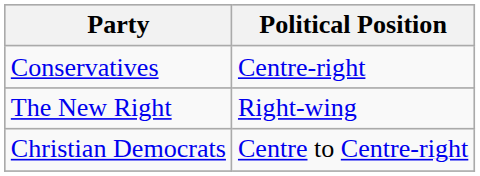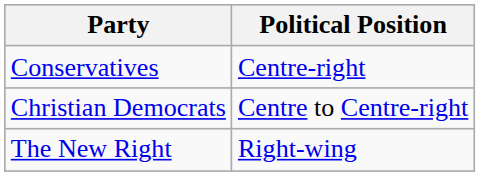rows swapped: (91, 107) <-> (118, 149)
